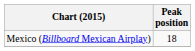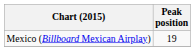(172, 38) 18 -> (172, 38) 19
